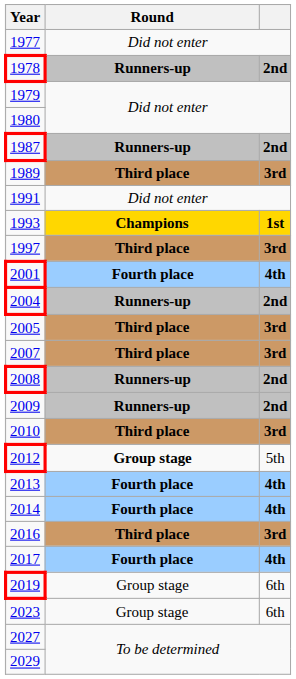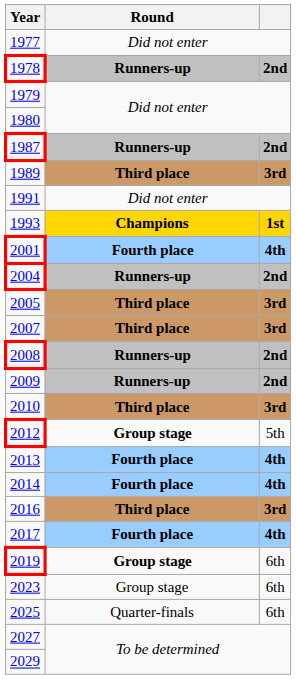- row: (25, 247)
(153, 585) normal -> (153, 560) bold
+ row: (25, 612)
